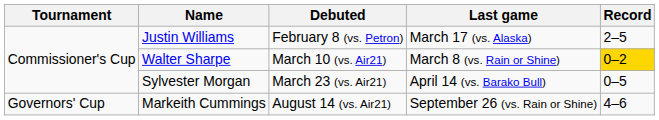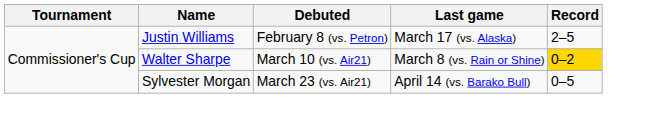- row: (204, 103)
